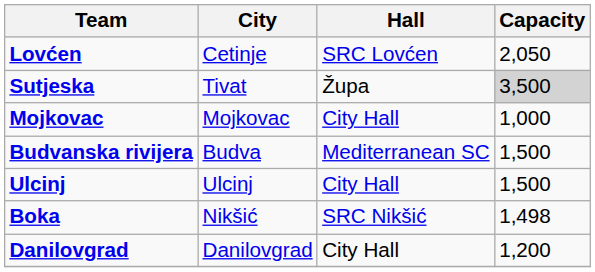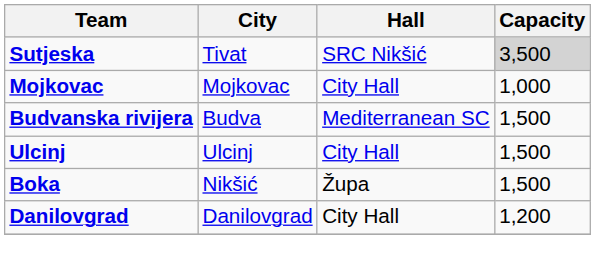- row: (46, 53)
(346, 86) Župa -> (374, 53) SRC Nikšić
(374, 217) SRC Nikšić -> (346, 184) Župa
(525, 217) 1,498 -> (525, 184) 1,500
